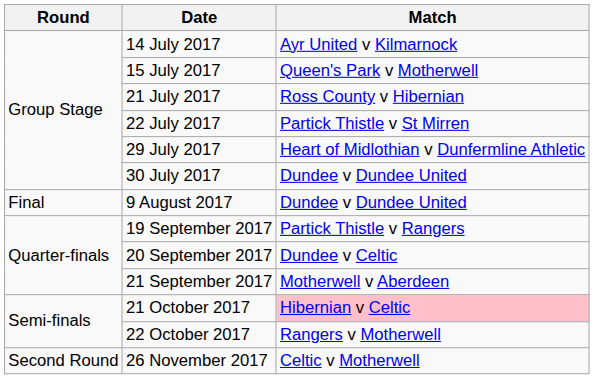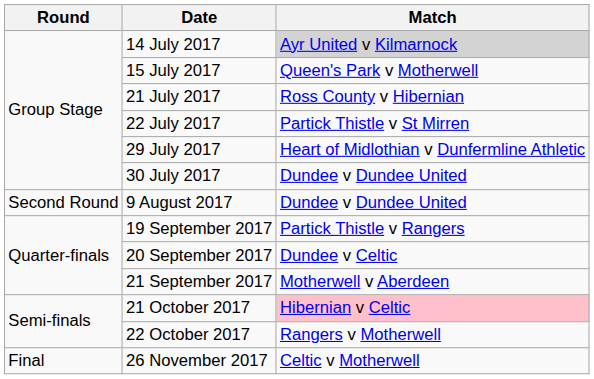(369, 44) no background -> (369, 44) lightgrey background
(26, 202) Final -> (63, 202) Second Round
(63, 360) Second Round -> (26, 360) Final
